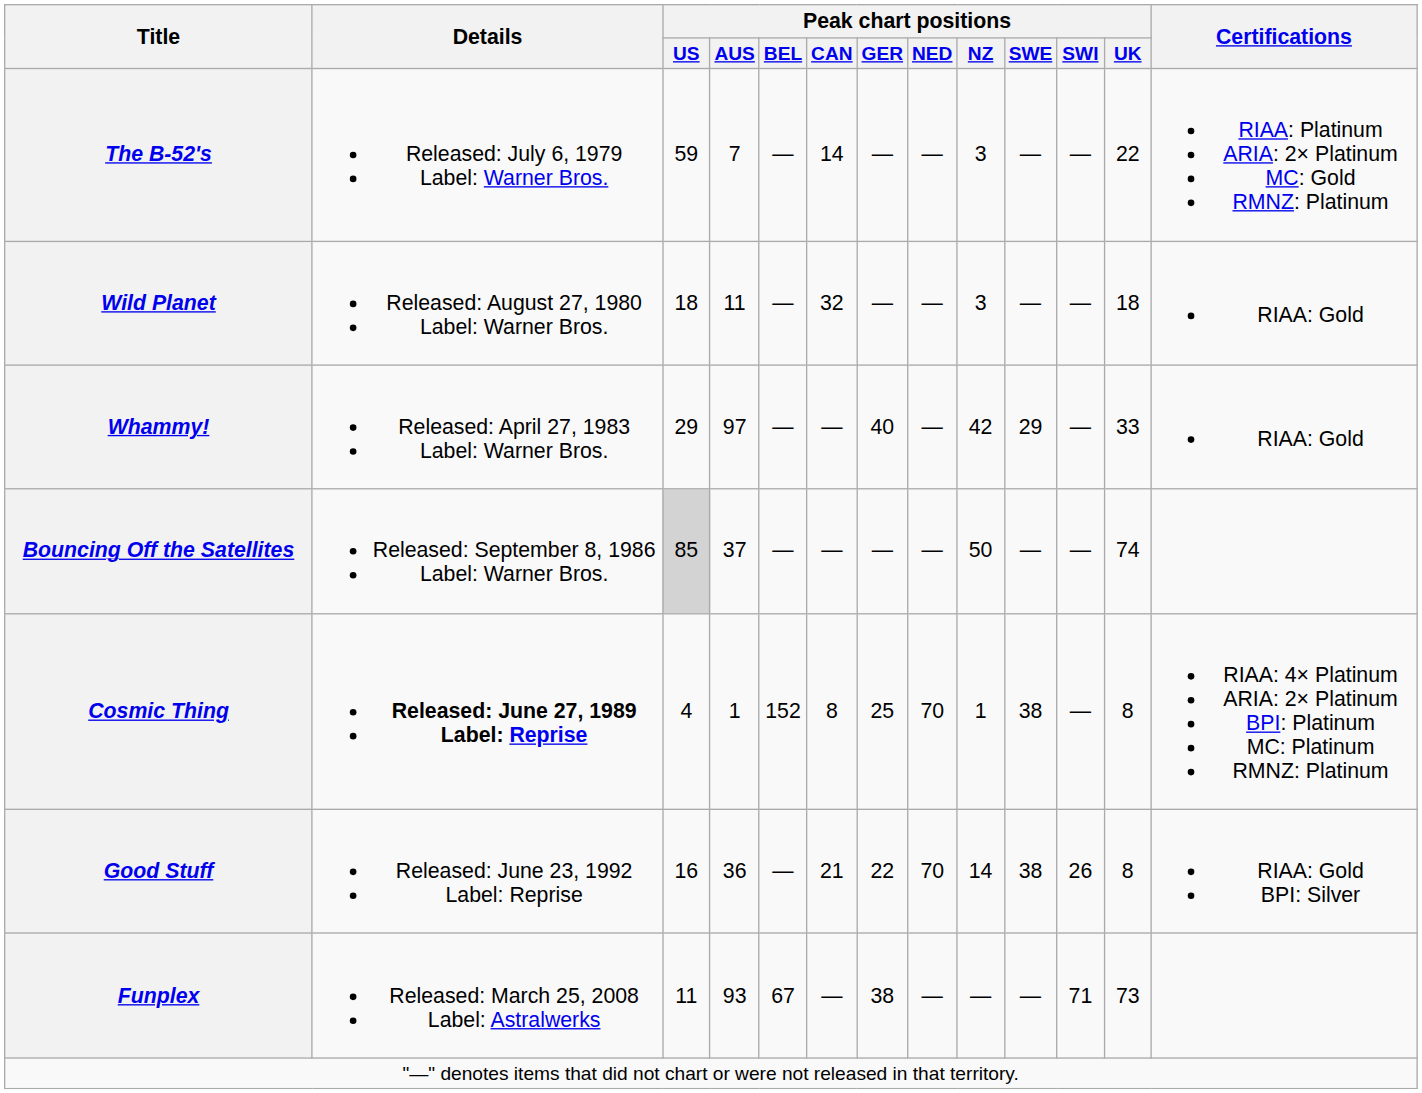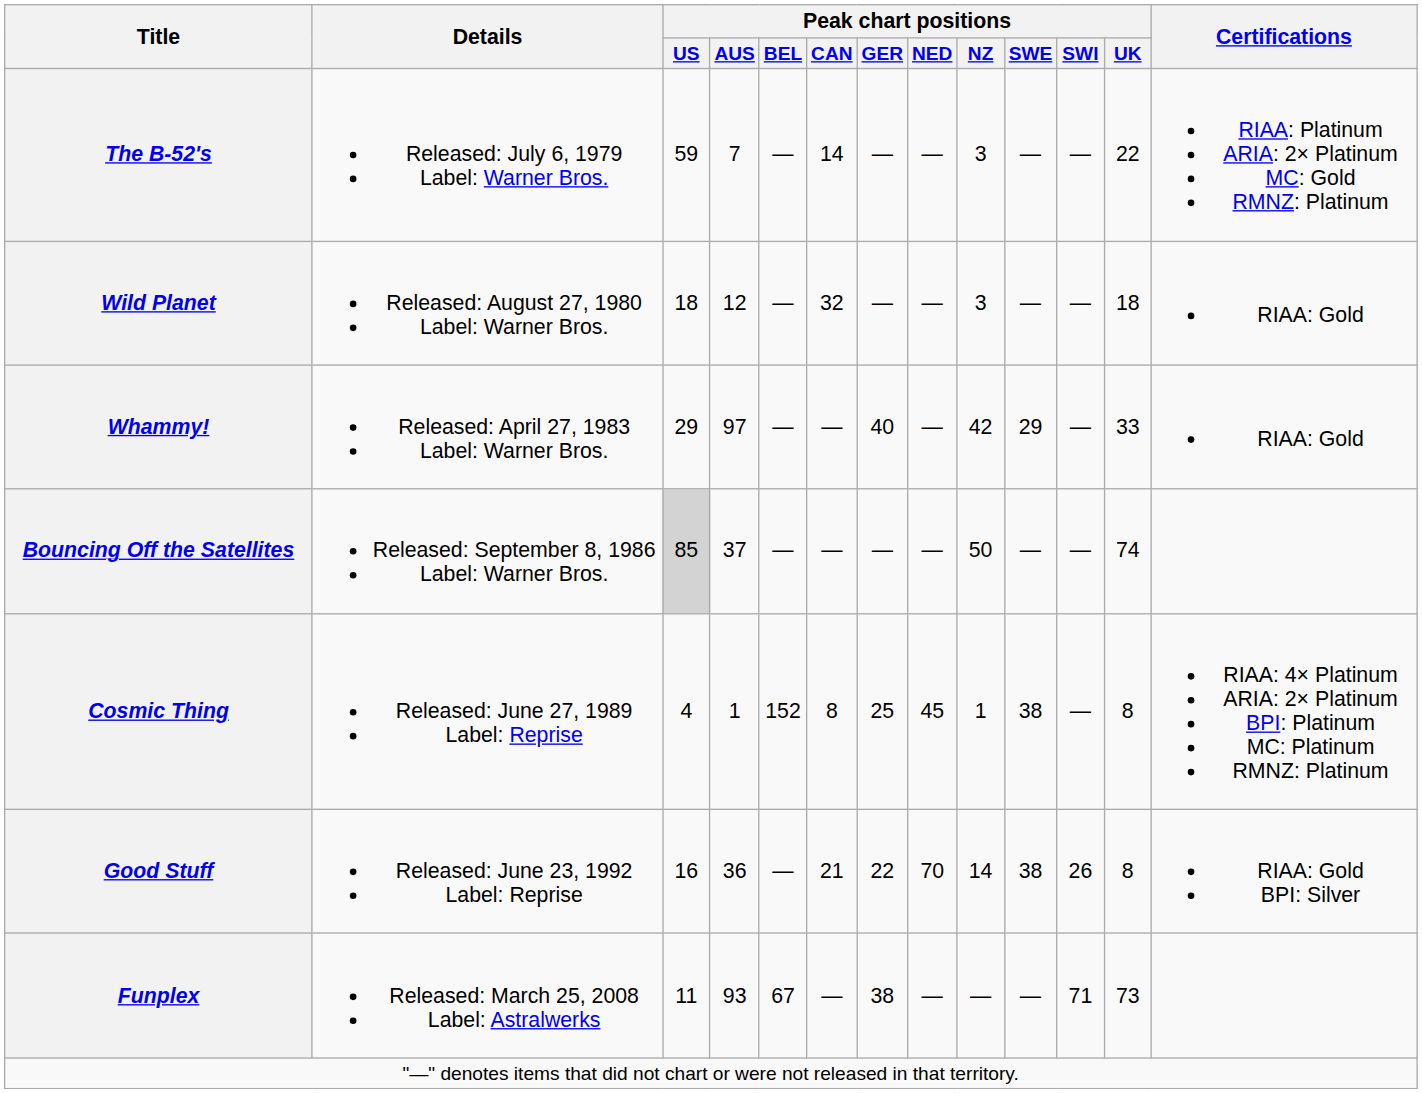(735, 302) 11 -> (735, 302) 12
(488, 723) bold -> (488, 723) normal
(932, 711) 70 -> (932, 711) 45
